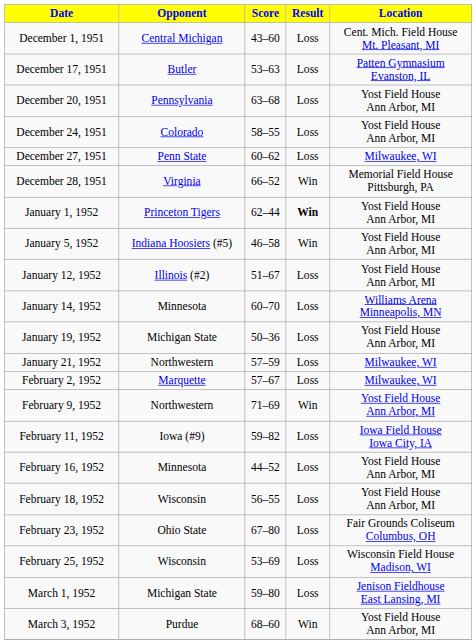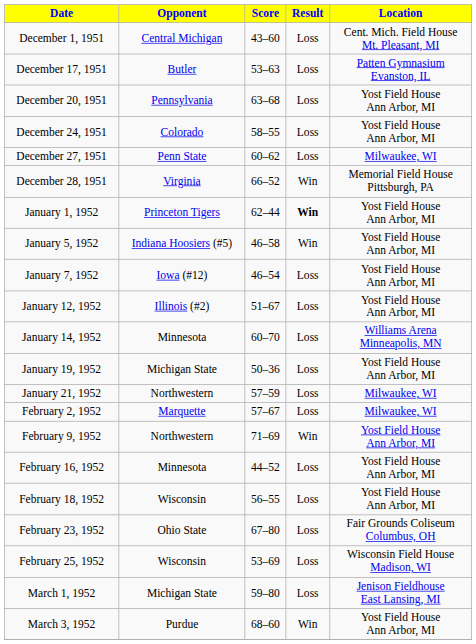+ row: (62, 275)
- row: (62, 436)
